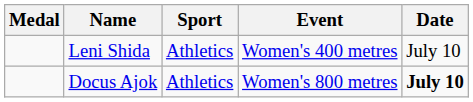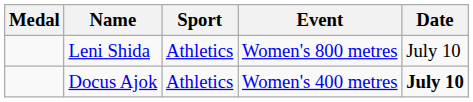(320, 50) Women's 400 metres -> (320, 50) Women's 800 metres
(320, 81) Women's 800 metres -> (320, 81) Women's 400 metres
